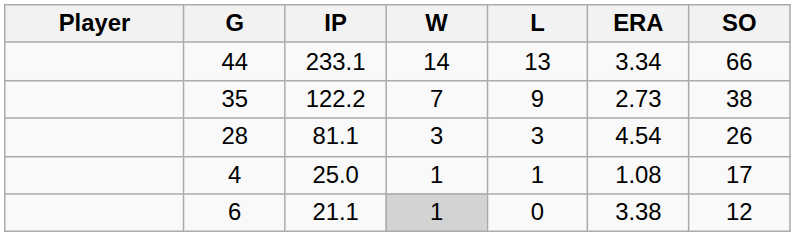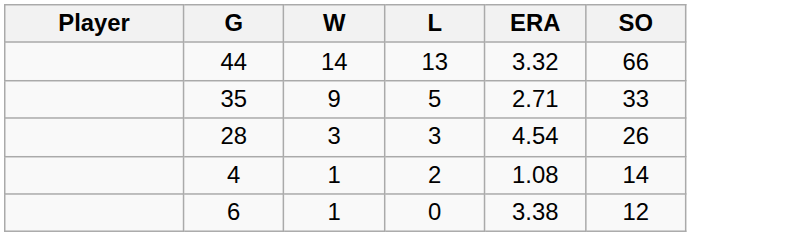- column: (336, 23)
(638, 61) 3.34 -> (535, 61) 3.32
(437, 99) 7 -> (334, 99) 9
(537, 99) 9 -> (435, 99) 5
(638, 99) 2.73 -> (535, 99) 2.71
(739, 99) 38 -> (636, 99) 33
(537, 174) 1 -> (435, 174) 2
(739, 174) 17 -> (636, 174) 14
(437, 212) lightgrey background -> (334, 212) no background
